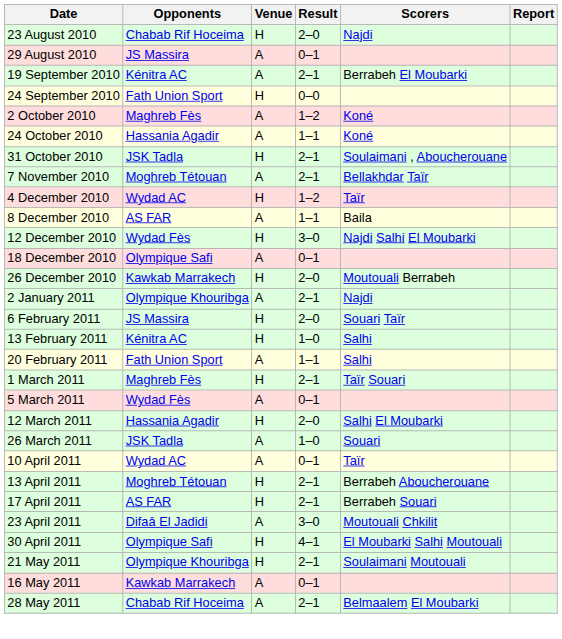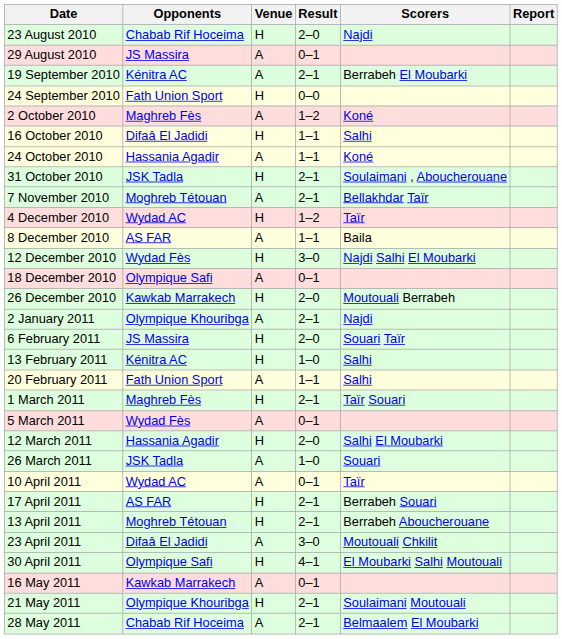+ row: (55, 136)
rows swapped: (44, 481) <-> (44, 501)
rows swapped: (44, 583) <-> (44, 562)
